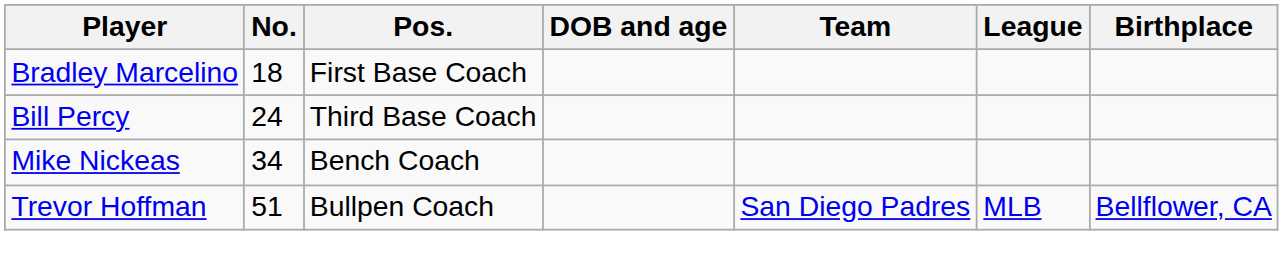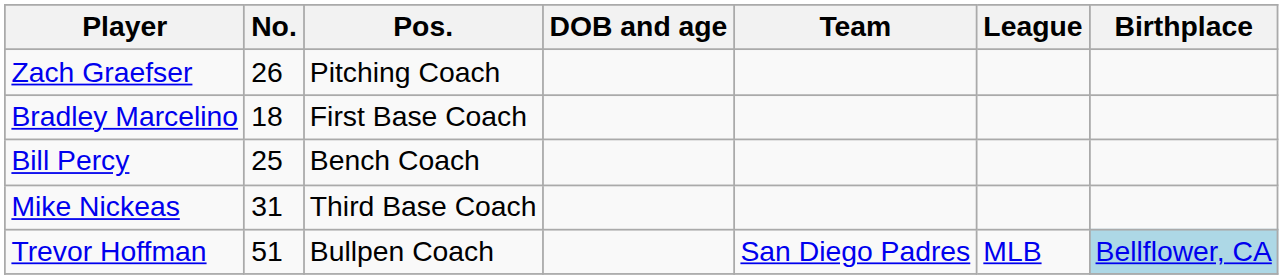+ row: (102, 71)
(267, 116) 24 -> (267, 161) 25
(423, 116) Third Base Coach -> (395, 161) Bench Coach
(267, 161) 34 -> (267, 206) 31
(395, 161) Bench Coach -> (423, 206) Third Base Coach
(1184, 206) no background -> (1184, 251) lightblue background
